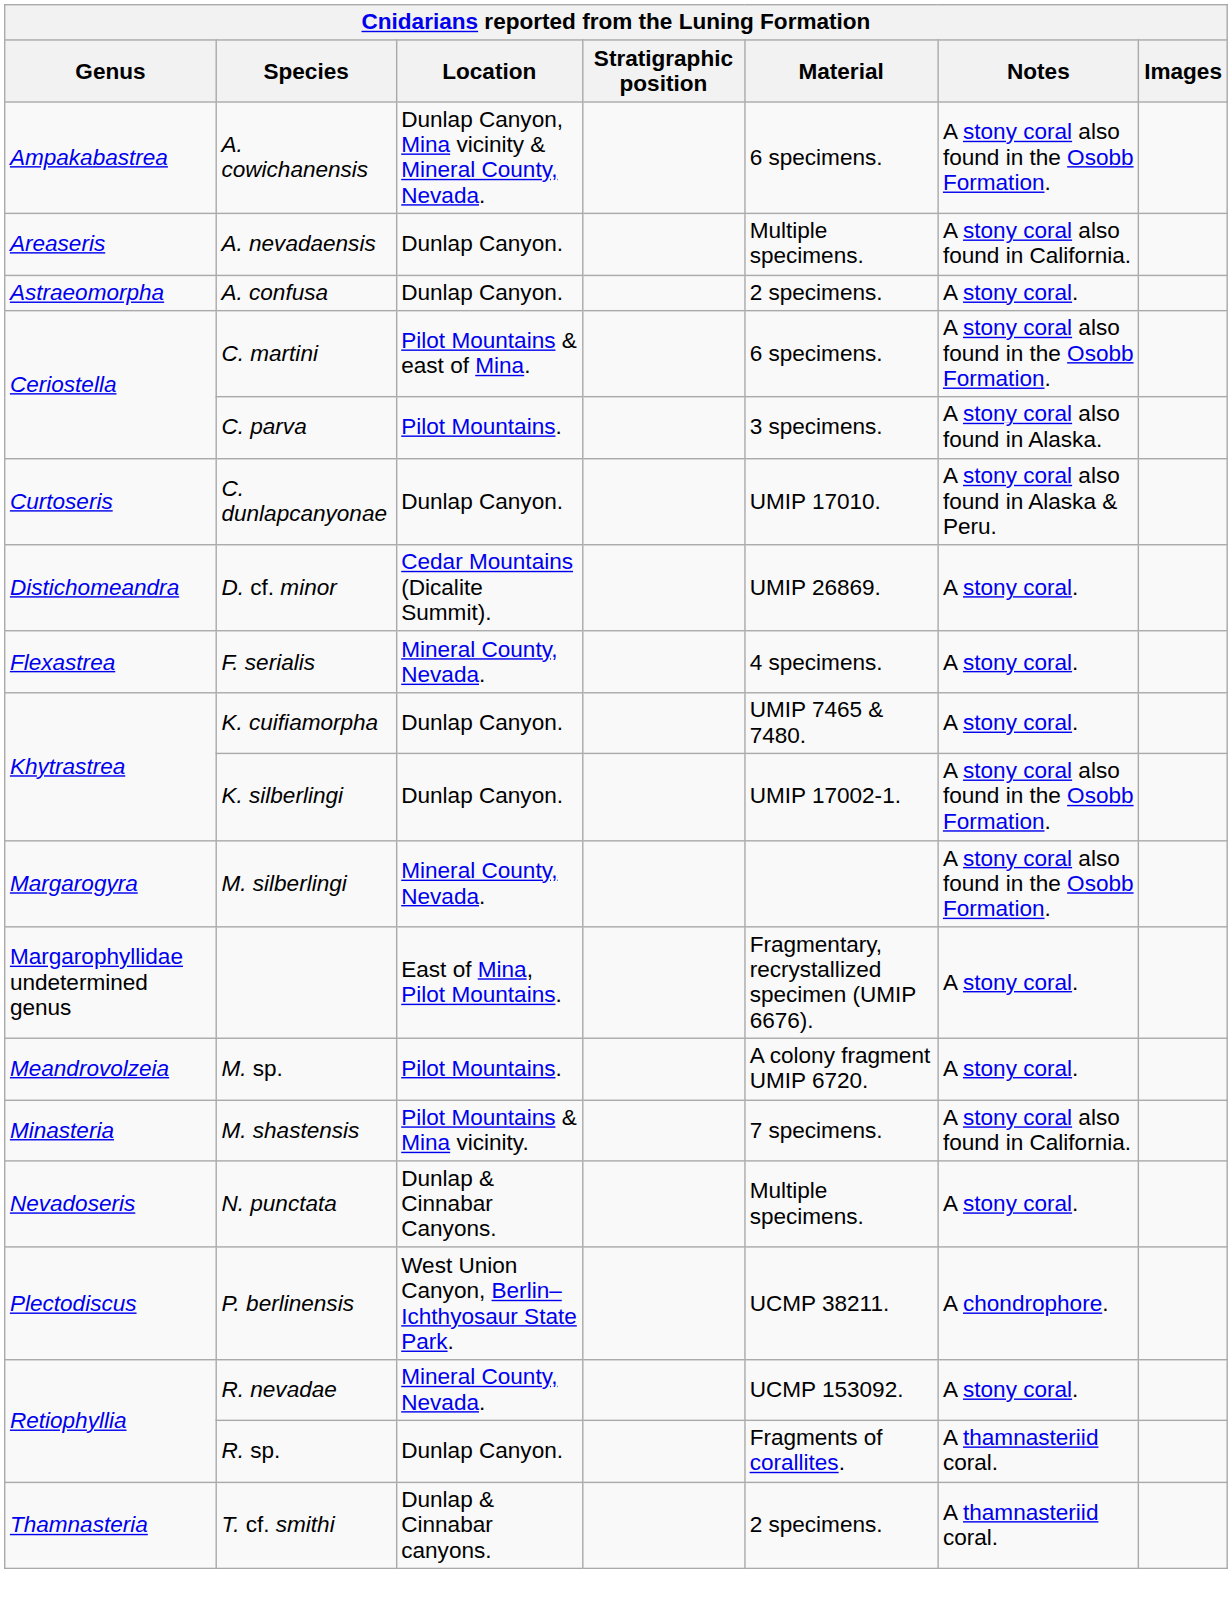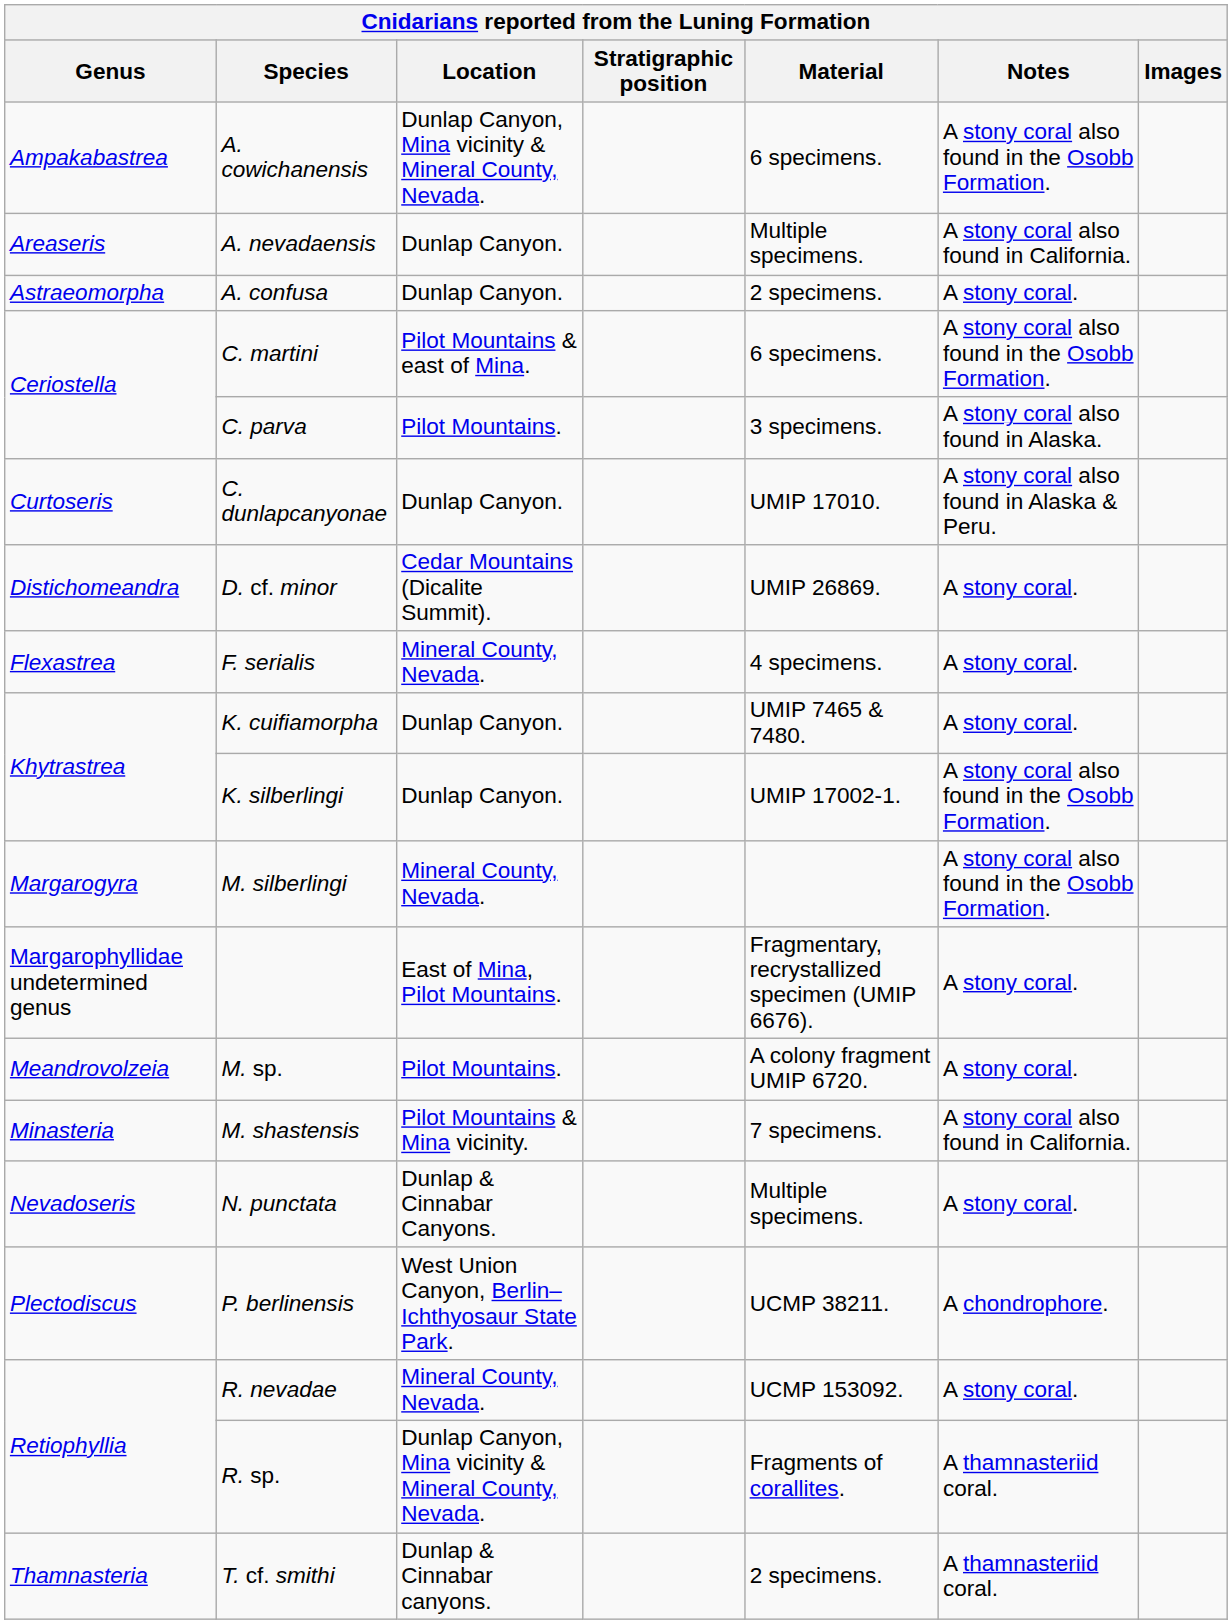(482, 1450) Dunlap Canyon. -> (482, 1476) Dunlap Canyon, Mina vicinity & Mineral County, Nevada.
